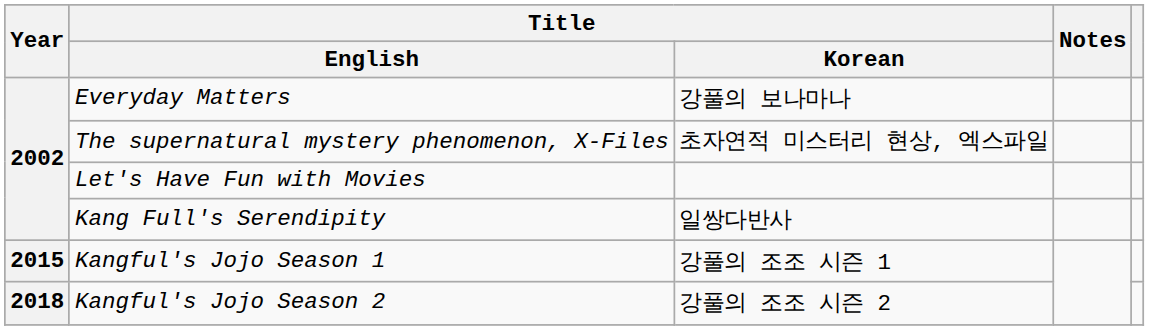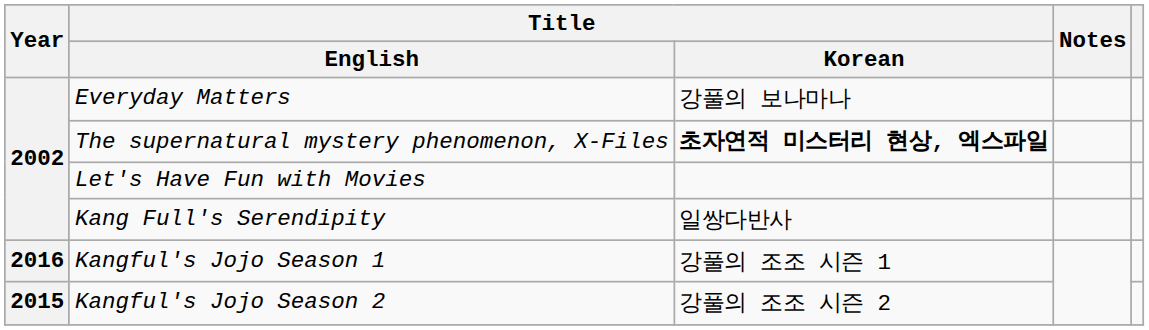(864, 142) normal -> (864, 142) bold
(37, 261) 2015 -> (37, 261) 2016
(37, 303) 2018 -> (37, 303) 2015
